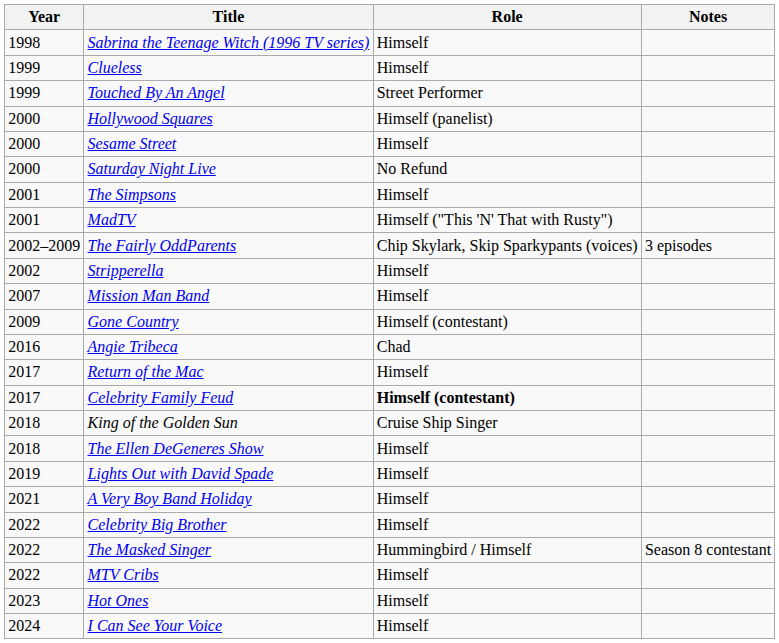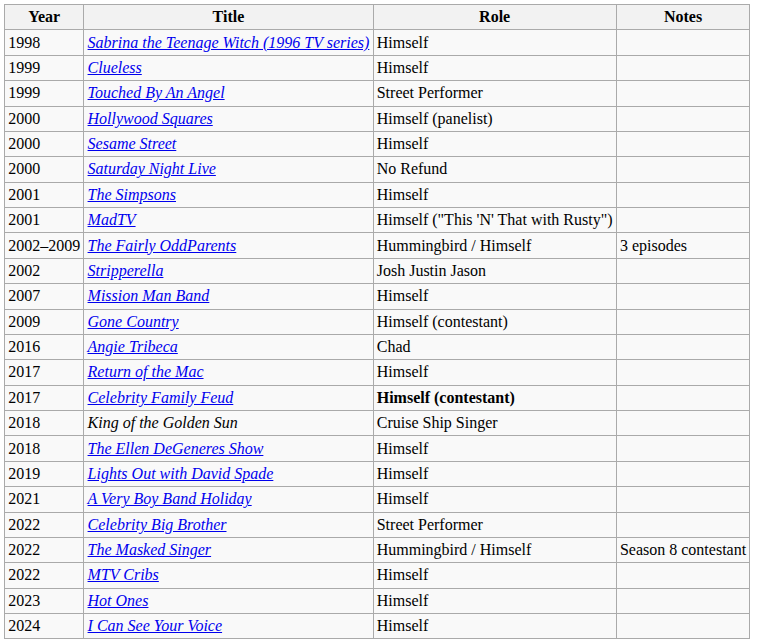(507, 245) Chip Skylark, Skip Sparkypants (voices) -> (454, 245) Hummingbird / Himself
(402, 270) Himself -> (431, 270) Josh Justin Jason
(402, 524) Himself -> (430, 524) Street Performer
